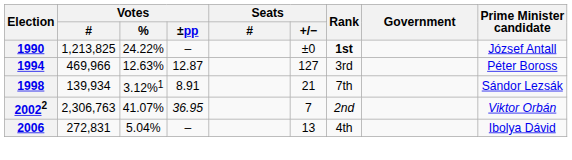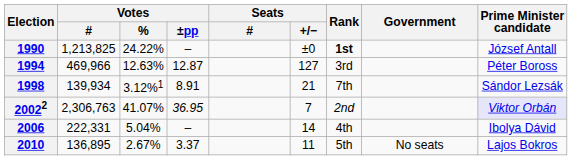(522, 108) no background -> (522, 108) lavender background
(89, 128) 272,831 -> (89, 128) 222,331
(308, 128) 13 -> (308, 128) 14
+ row: (31, 145)
